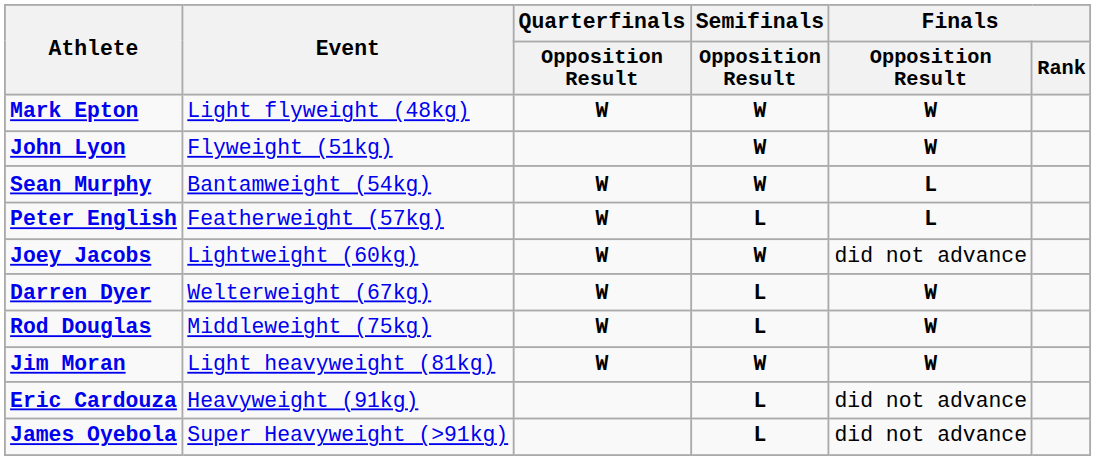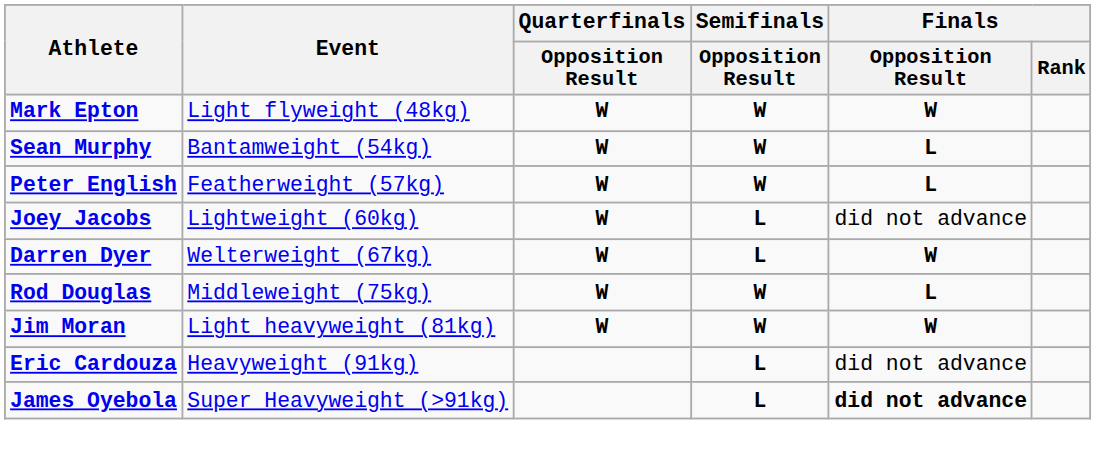- row: (68, 148)
(760, 220) L -> (760, 184) W
(760, 256) W -> (760, 220) L
(760, 328) L -> (760, 292) W
(931, 328) W -> (931, 292) L
(931, 436) normal -> (931, 400) bold
